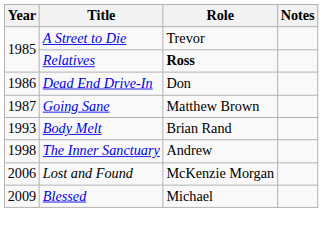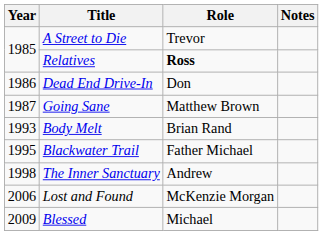+ row: (91, 151)
